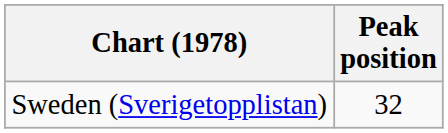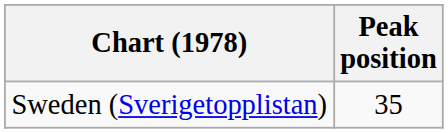(388, 104) 32 -> (388, 104) 35
